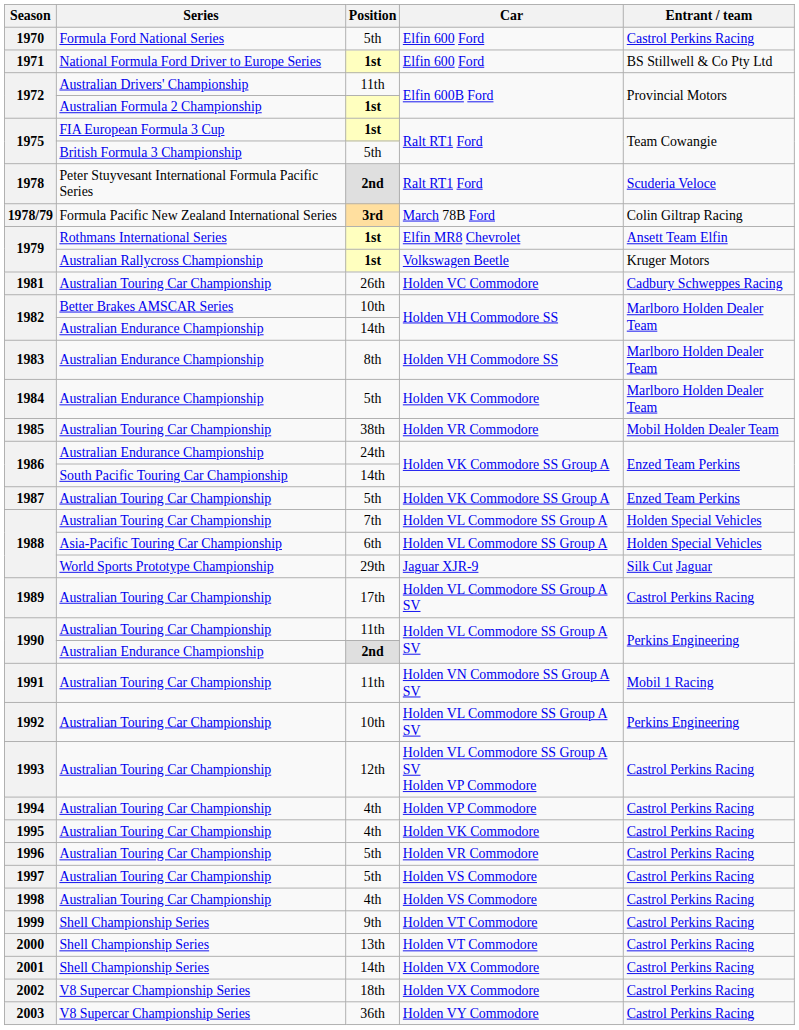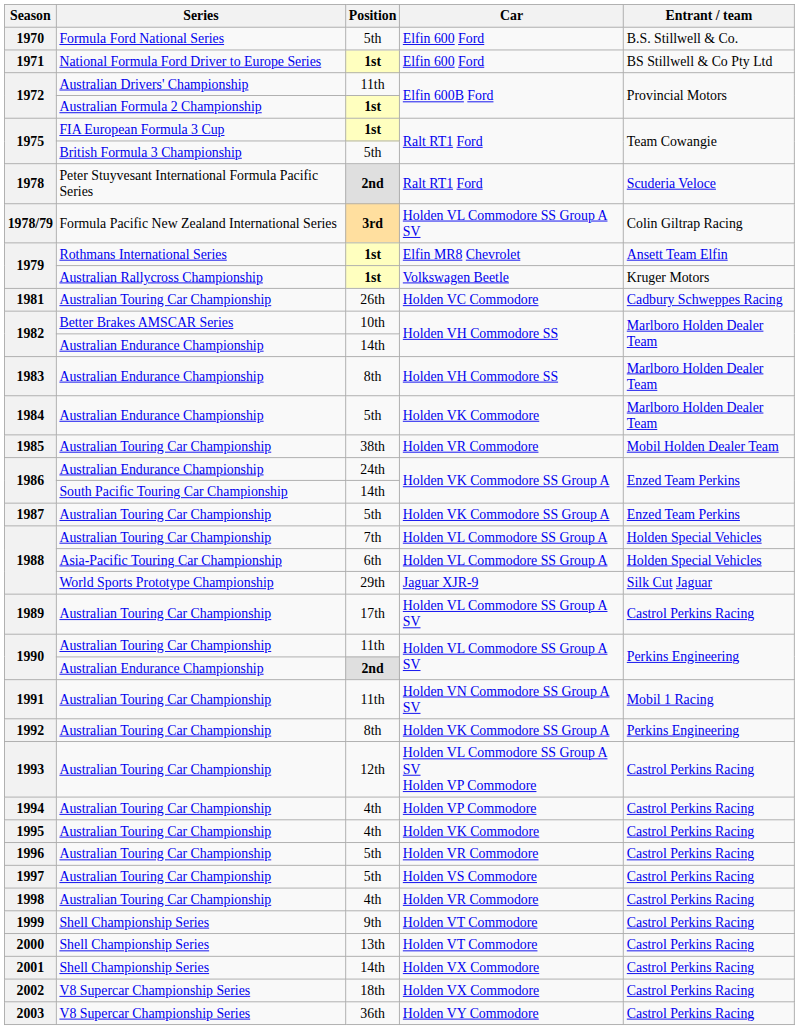(691, 38) Castrol Perkins Racing -> (682, 38) B.S. Stillwell & Co.
(449, 214) March 78B Ford -> (505, 223) Holden VL Commodore SS Group A SV
(373, 721) 10th -> (373, 730) 8th
(505, 721) Holden VL Commodore SS Group A SV -> (506, 730) Holden VK Commodore SS Group A
(470, 899) Holden VS Commodore -> (471, 899) Holden VR Commodore
